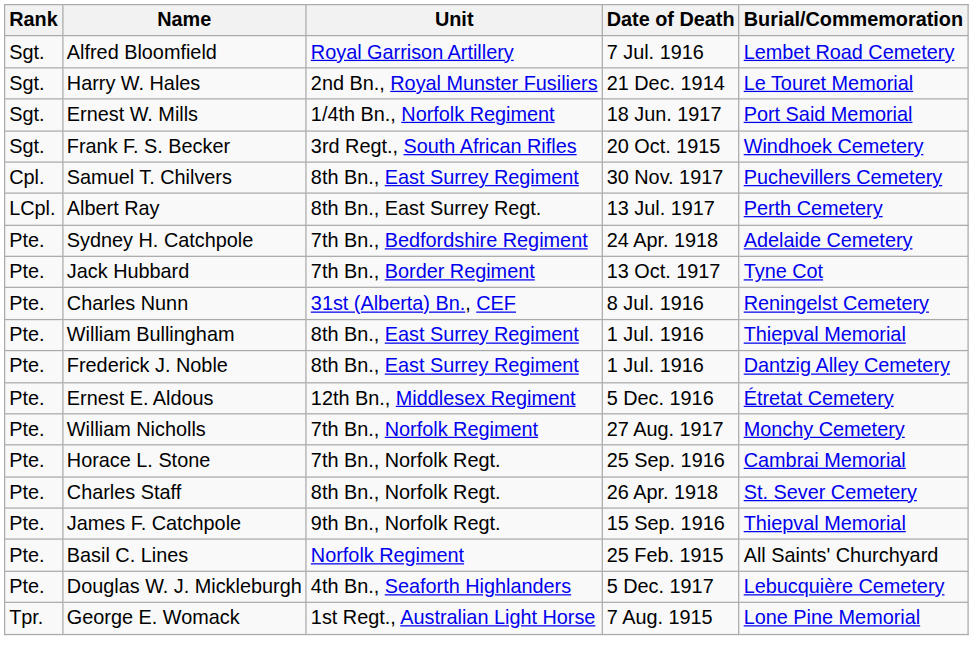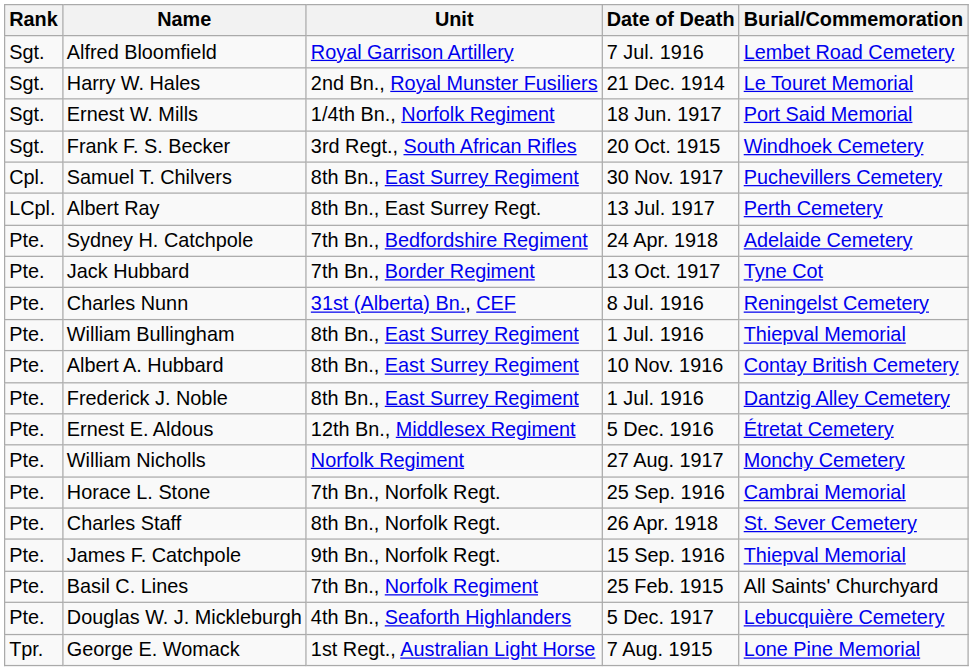+ row: (145, 366)
(424, 429) 7th Bn., Norfolk Regiment -> (387, 460) Norfolk Regiment
(387, 555) Norfolk Regiment -> (424, 586) 7th Bn., Norfolk Regiment
